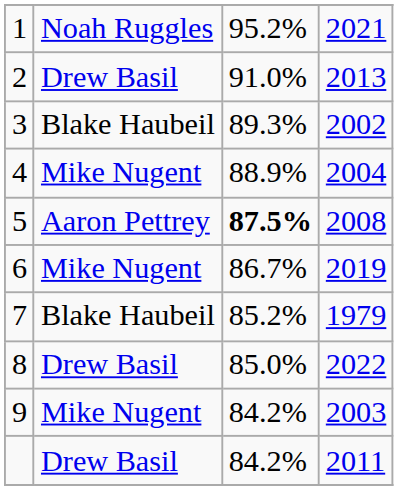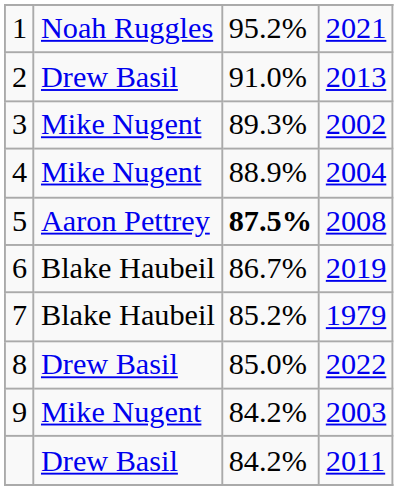(128, 124) Blake Haubeil -> (121, 124) Mike Nugent
(121, 268) Mike Nugent -> (128, 268) Blake Haubeil
